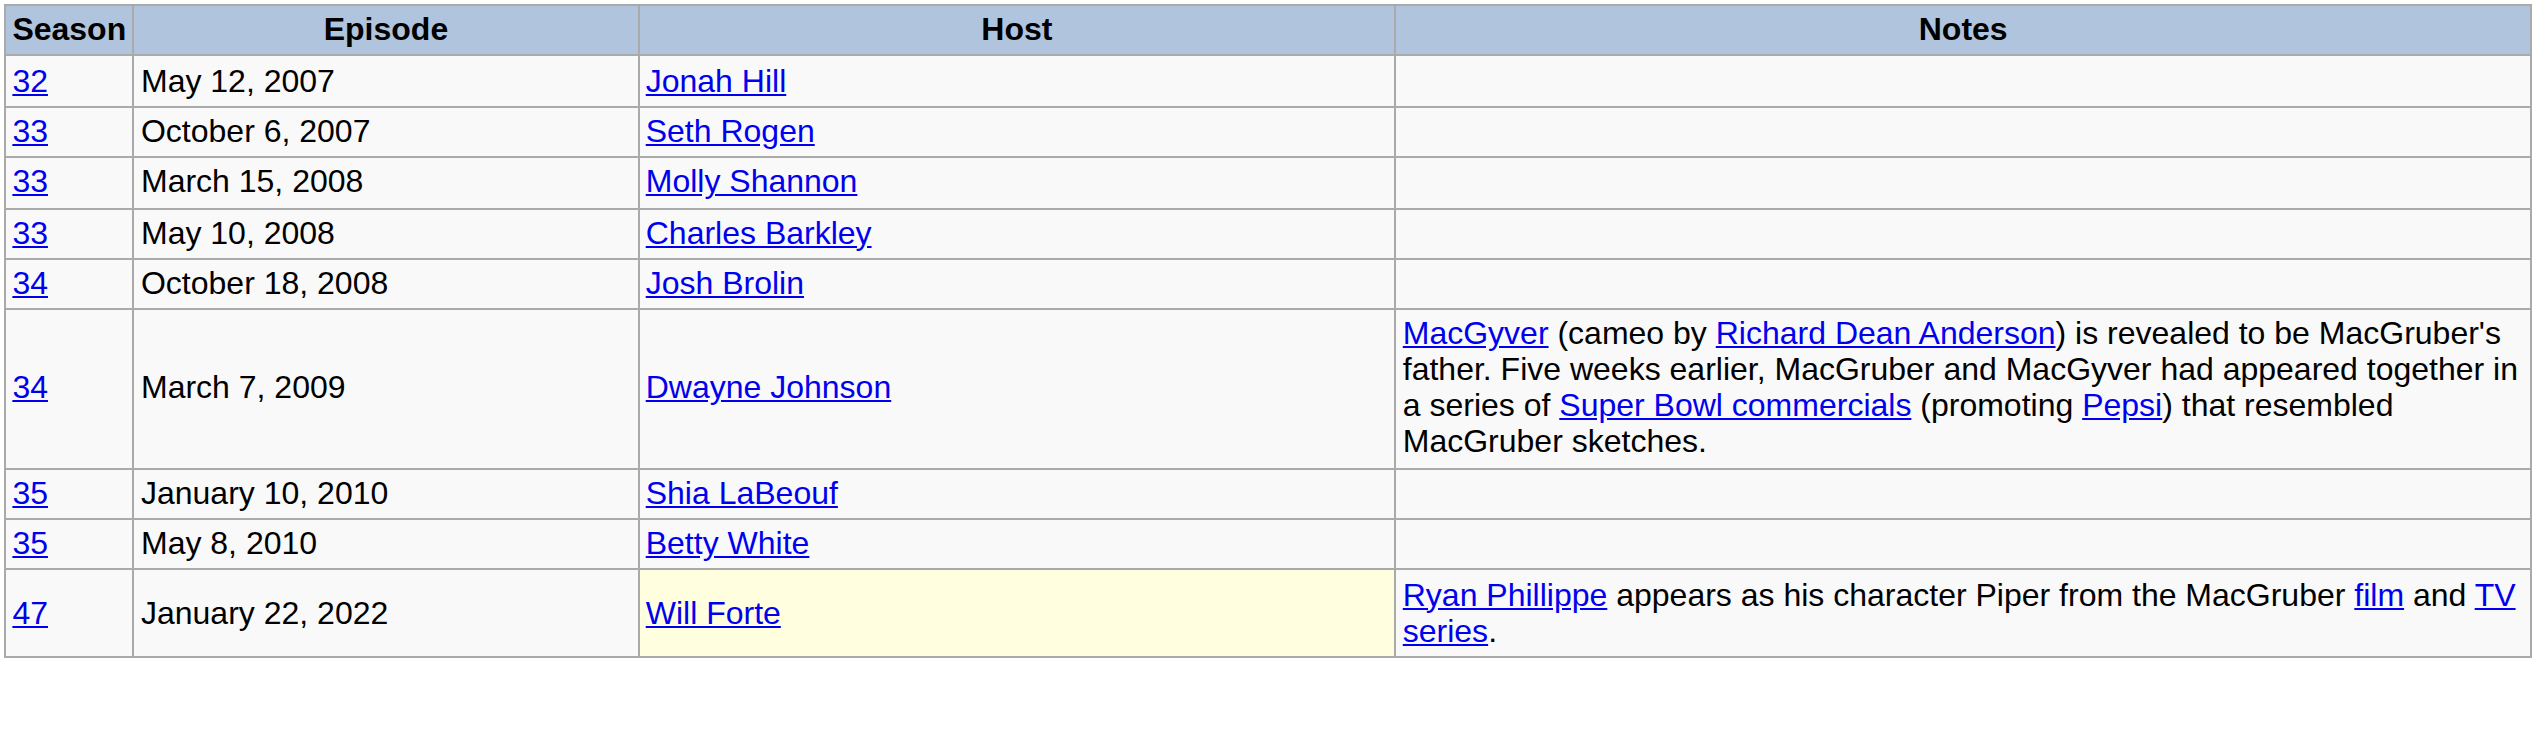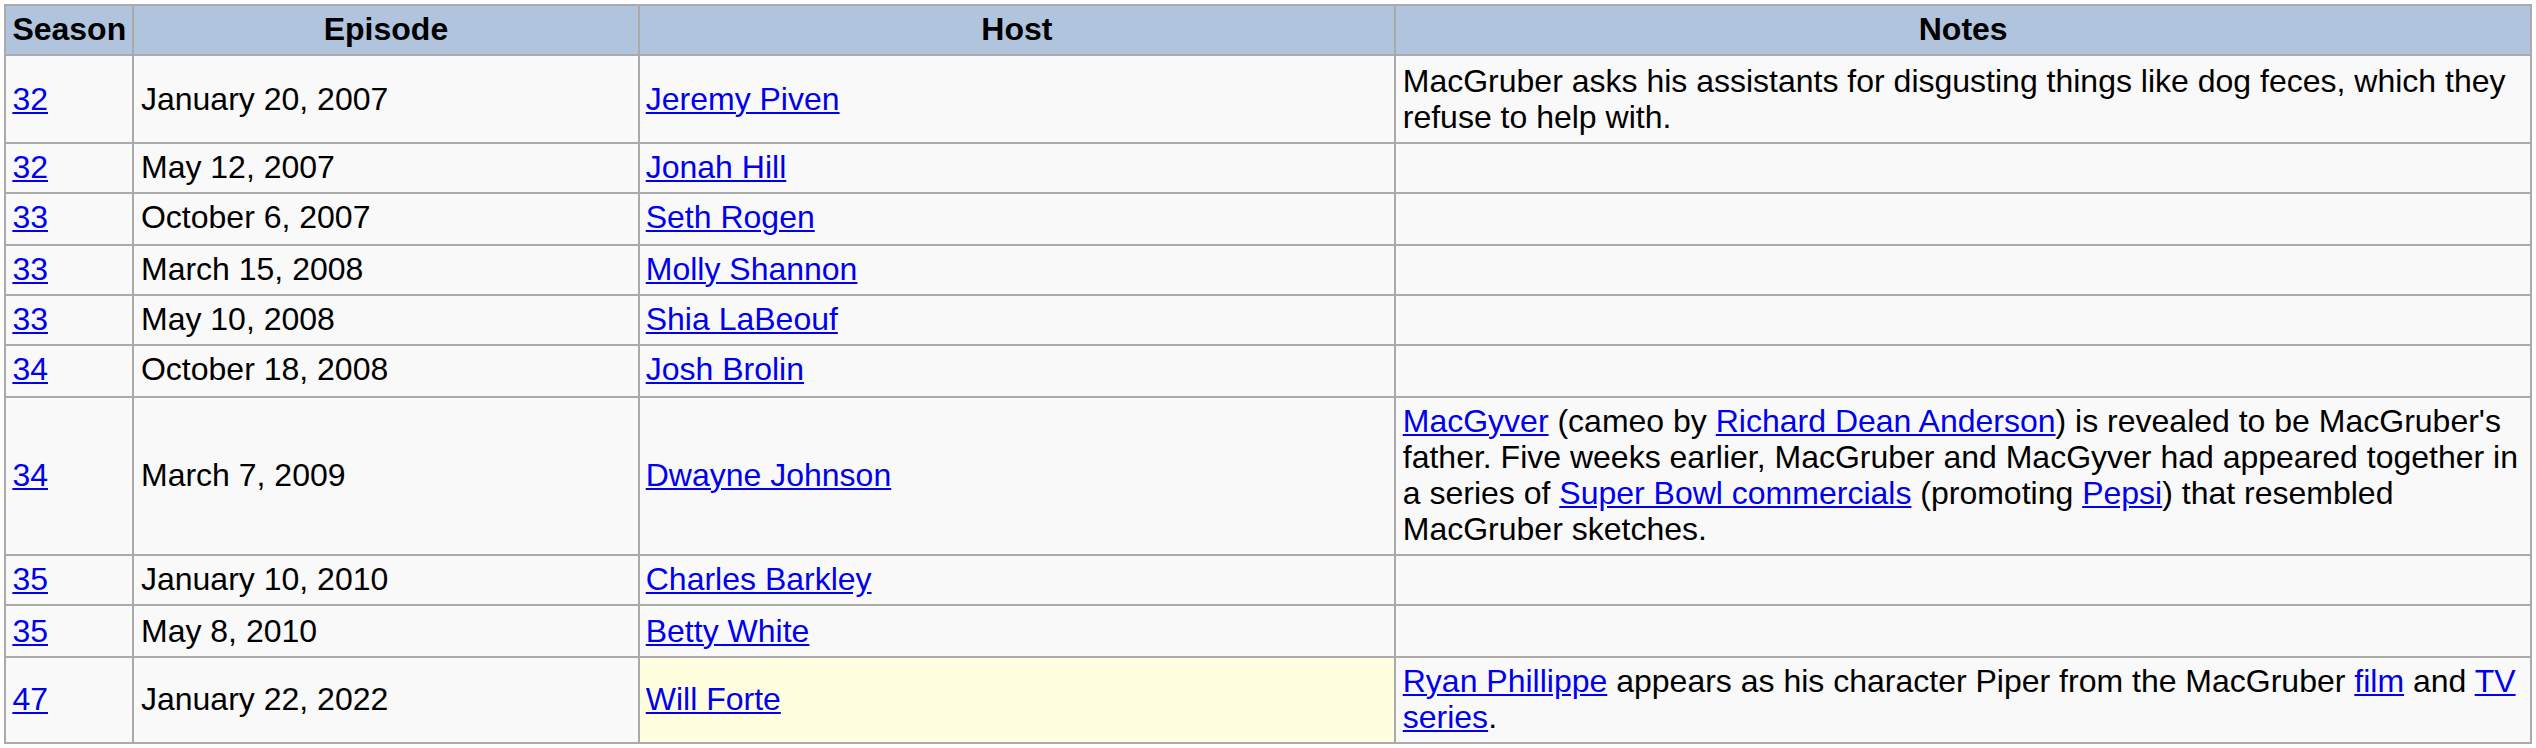+ row: (265, 98)
(759, 232) Charles Barkley -> (742, 319) Shia LaBeouf
(742, 493) Shia LaBeouf -> (759, 579) Charles Barkley
